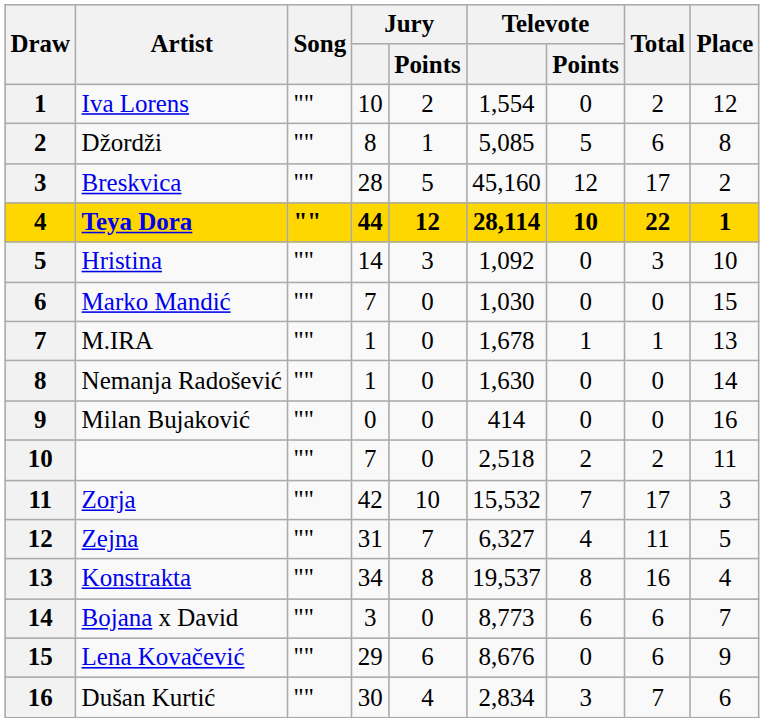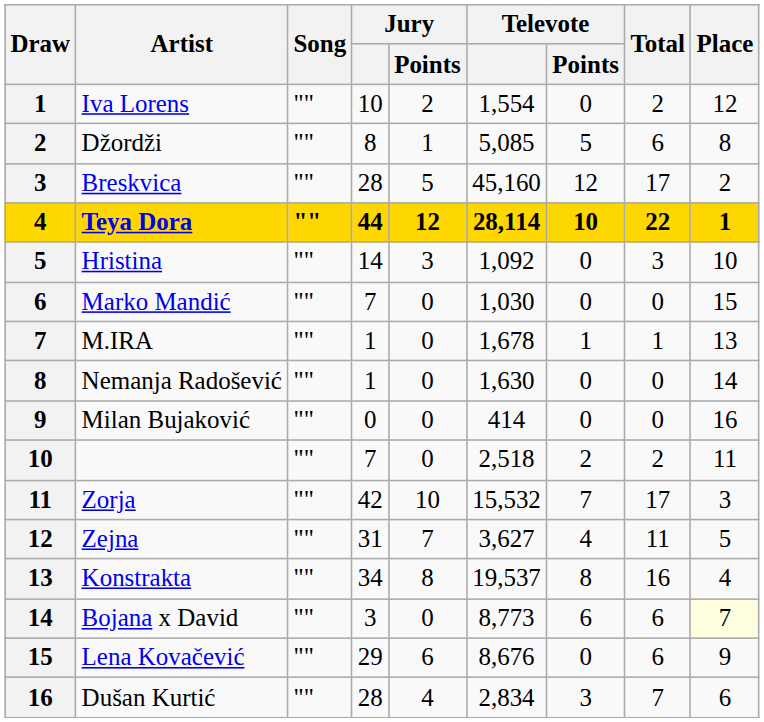(507, 538) 6,327 -> (507, 538) 3,627
(725, 618) no background -> (725, 618) lightyellow background
(370, 697) 30 -> (370, 697) 28
